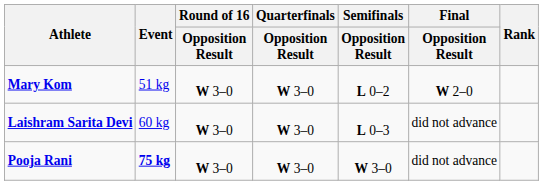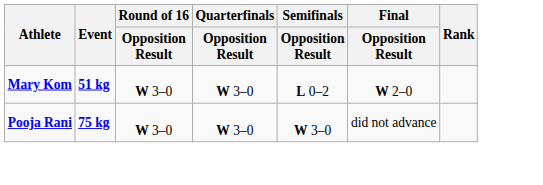(154, 84) normal -> (94, 84) bold
- row: (70, 122)
